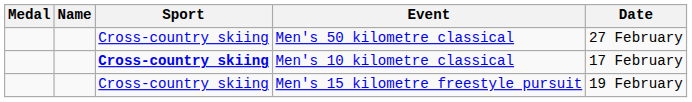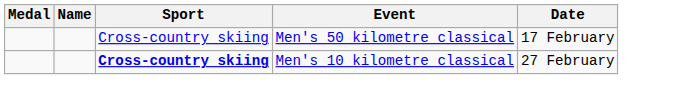(636, 39) 27 February -> (568, 39) 17 February
(636, 62) 17 February -> (568, 62) 27 February
- row: (429, 85)
